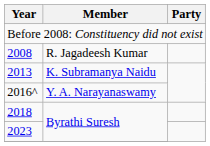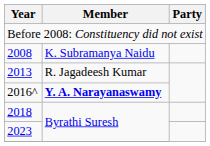(97, 53) R. Jagadeesh Kumar -> (100, 53) K. Subramanya Naidu
(101, 72) K. Subramanya Naidu -> (96, 72) R. Jagadeesh Kumar
(101, 92) normal -> (103, 92) bold
